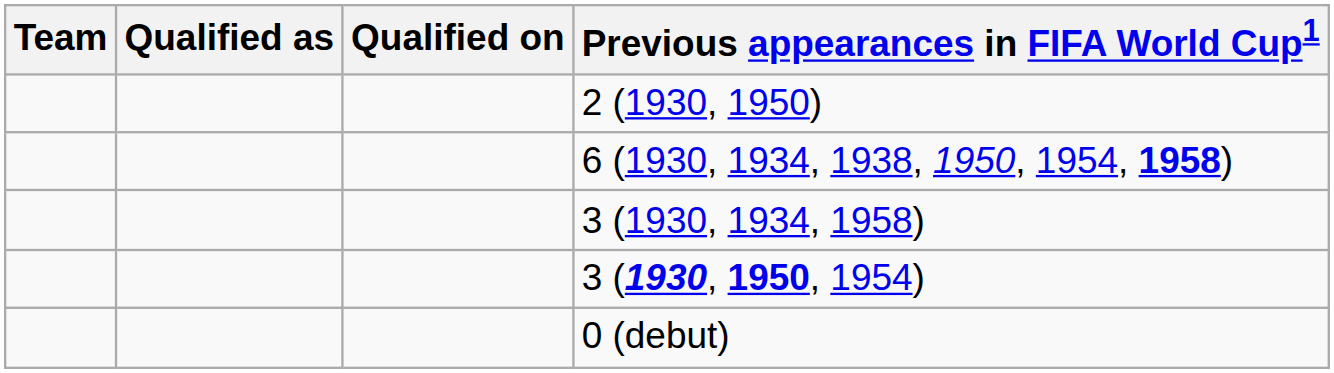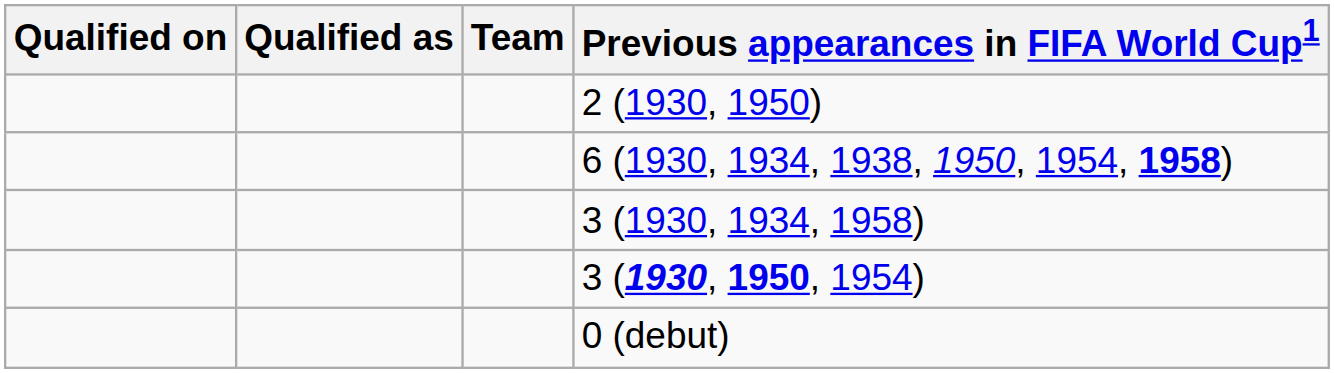columns swapped: (61, 38) <-> (458, 38)
